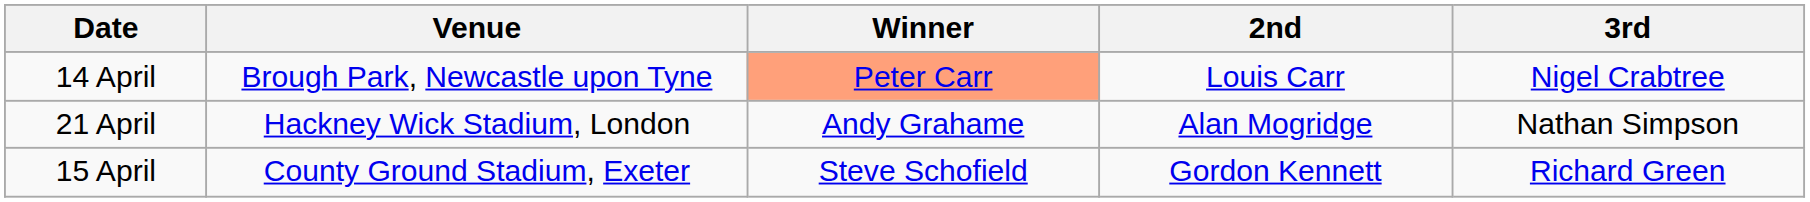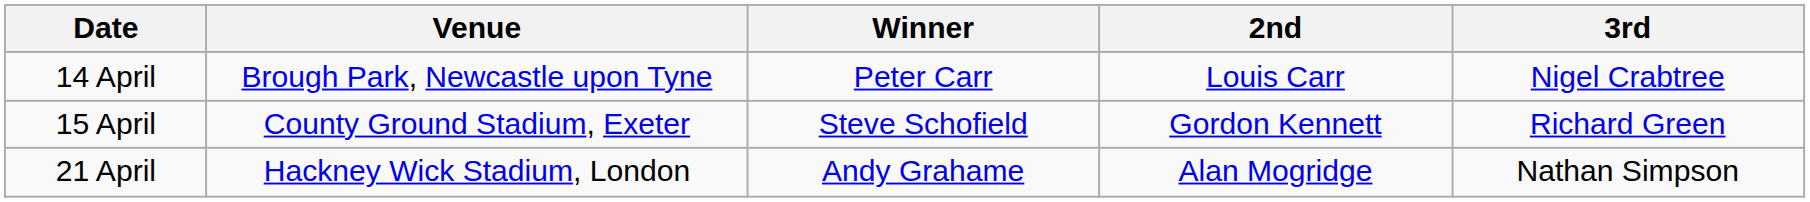(923, 76) lightsalmon background -> (923, 76) no background
rows swapped: (106, 171) <-> (106, 123)
